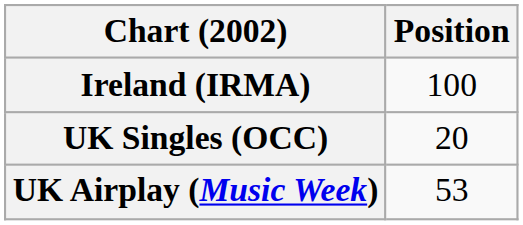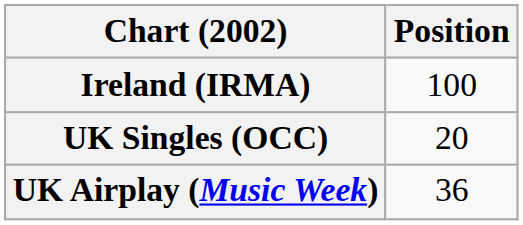(452, 191) 53 -> (452, 191) 36
